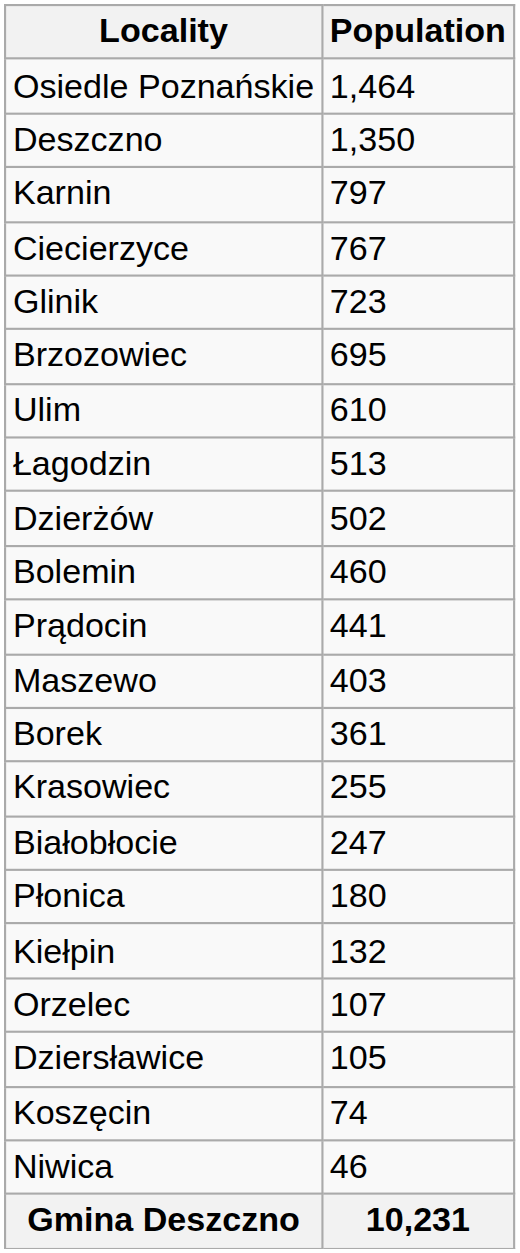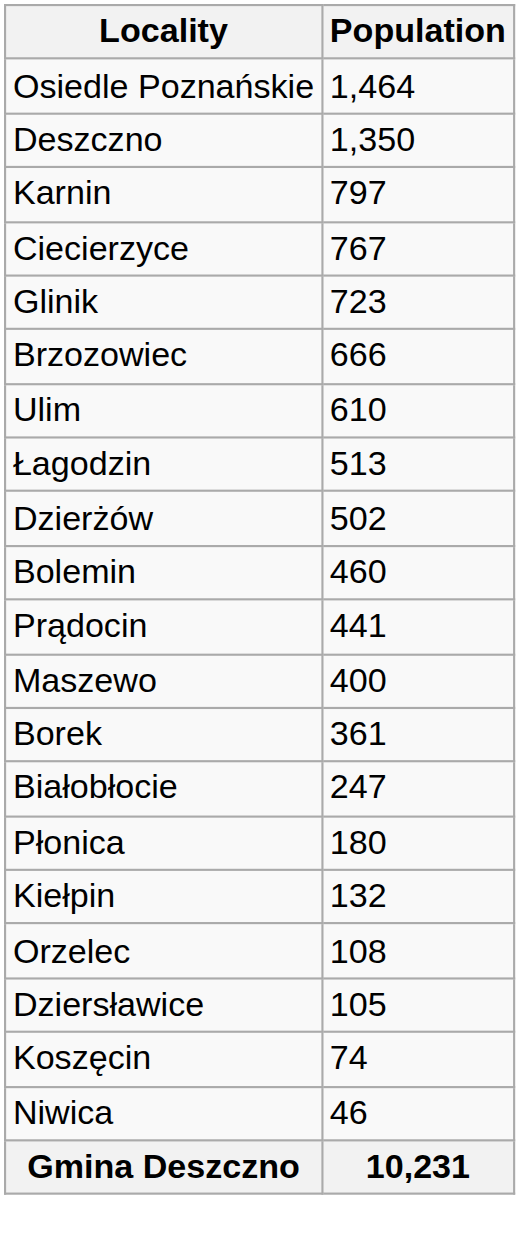(358, 355) 695 -> (358, 355) 666
(358, 680) 403 -> (358, 680) 400
- row: (92, 788)
(358, 1004) 107 -> (358, 950) 108
